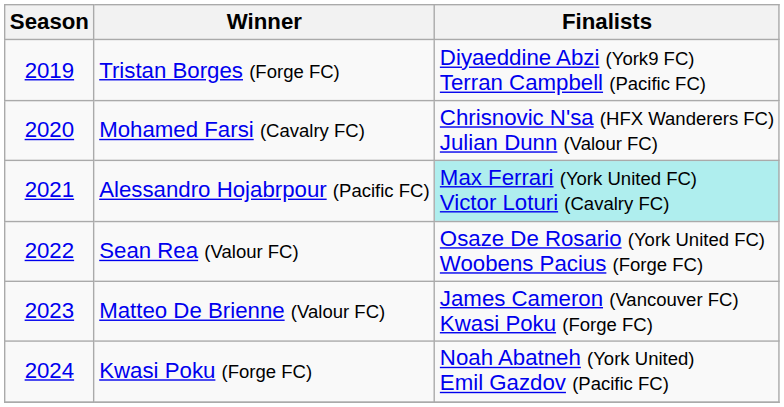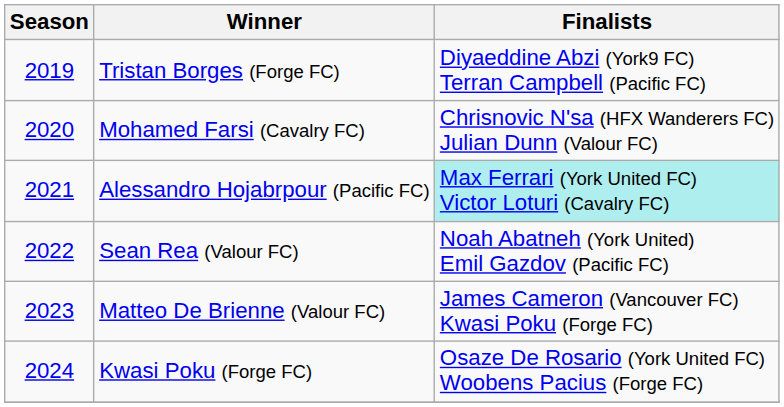(602, 250) Osaze De Rosario (York United FC) Woobens Pacius (Forge FC) -> (567, 250) Noah Abatneh (York United) Emil Gazdov (Pacific FC)
(567, 371) Noah Abatneh (York United) Emil Gazdov (Pacific FC) -> (602, 371) Osaze De Rosario (York United FC) Woobens Pacius (Forge FC)
